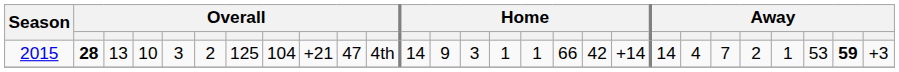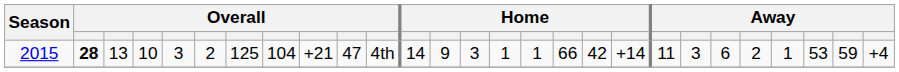(666, 53) 14 -> (666, 53) 11
(696, 53) 4 -> (696, 53) 3
(725, 53) 7 -> (725, 53) 6
(848, 53) bold -> (848, 53) normal
(879, 53) +3 -> (879, 53) +4
